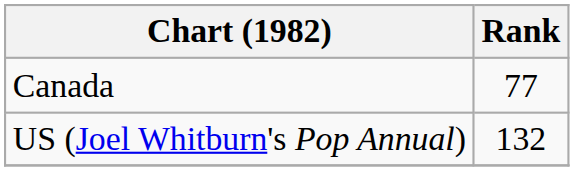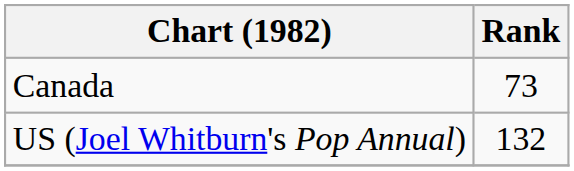(521, 84) 77 -> (521, 84) 73
